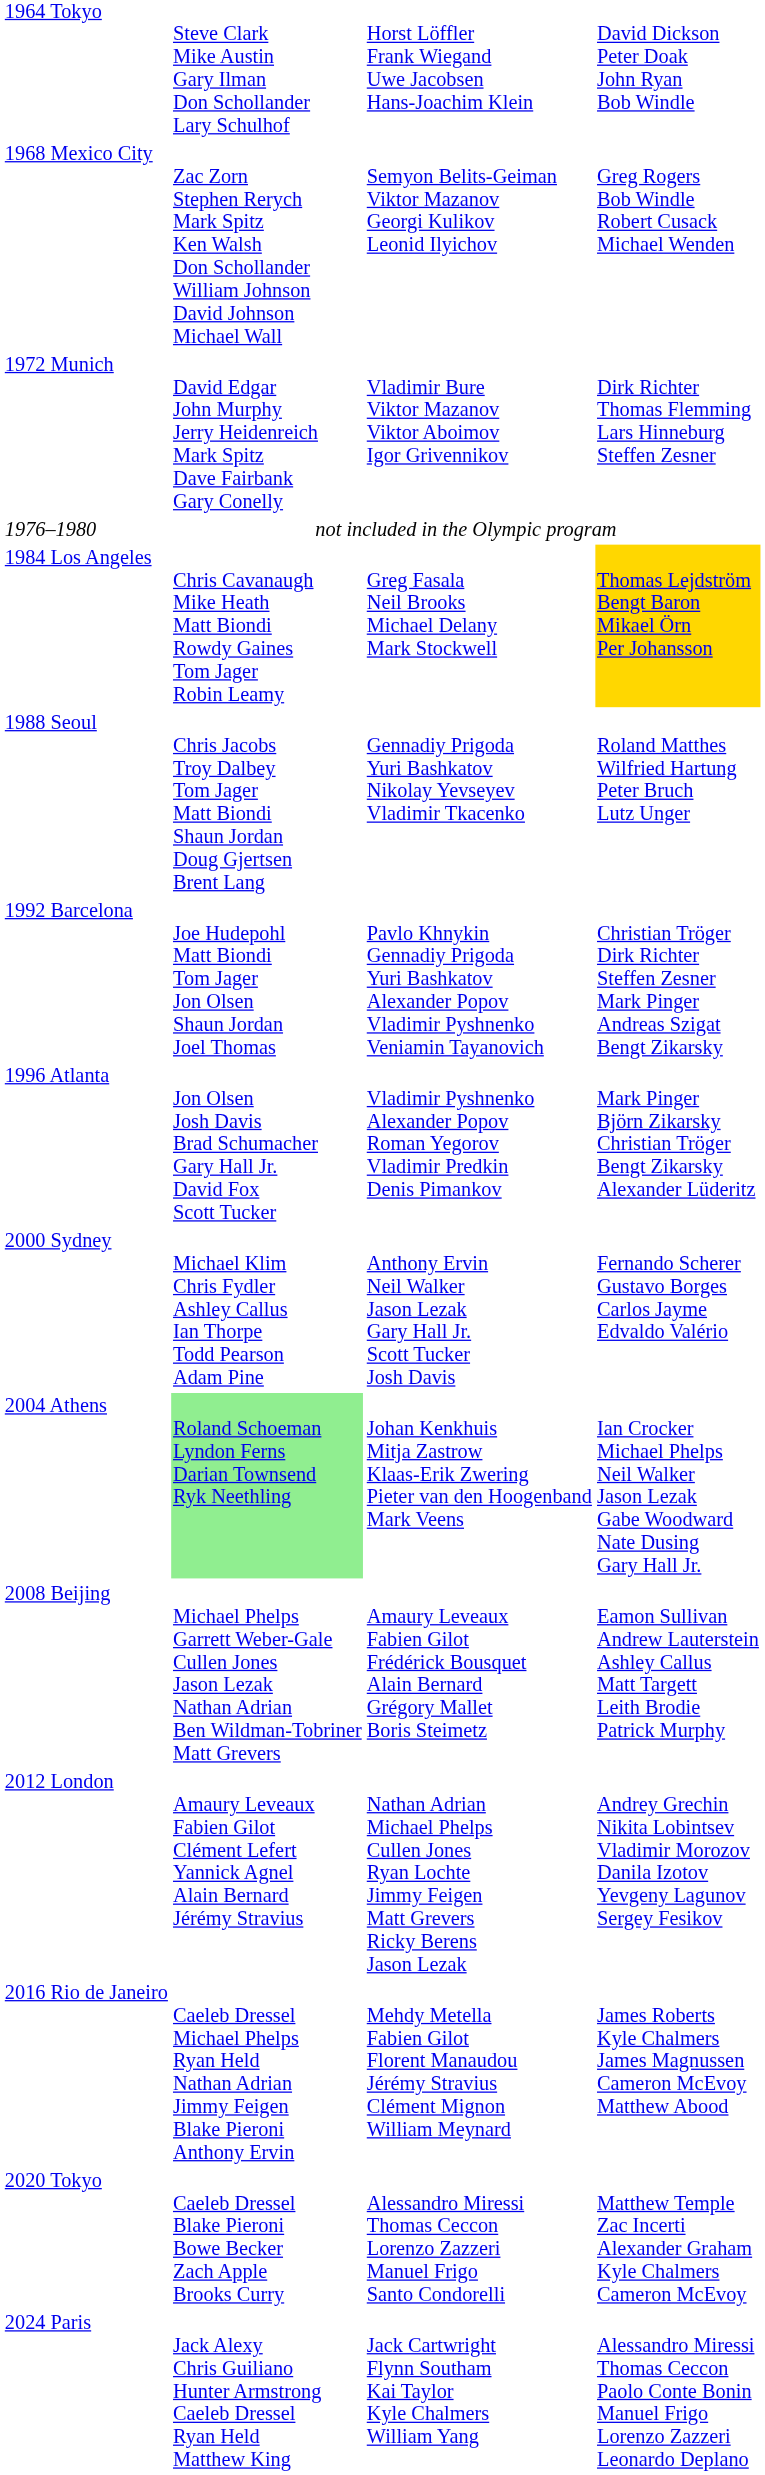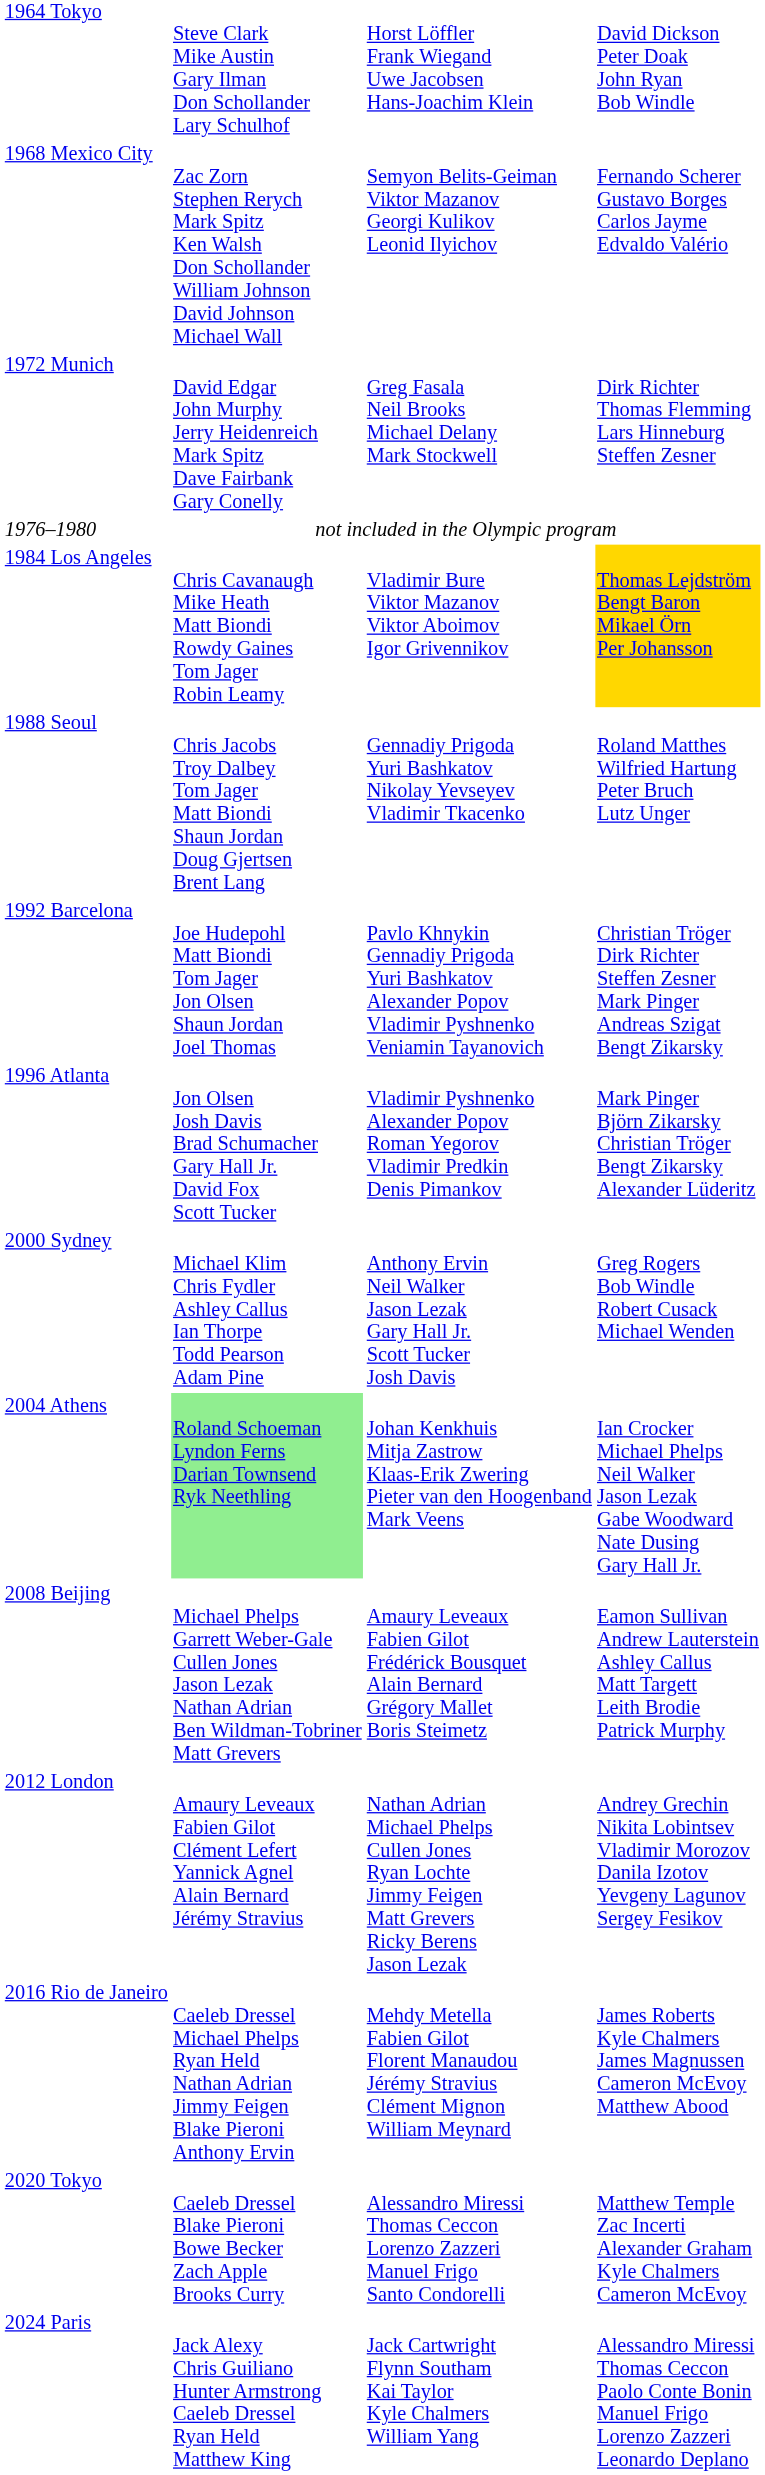(666, 210) Greg Rogers Bob Windle Robert Cusack Michael Wenden -> (669, 210) Fernando Scherer Gustavo Borges Carlos Jayme Edvaldo Valério
(438, 421) Vladimir Bure Viktor Mazanov Viktor Aboimov Igor Grivennikov -> (432, 421) Greg Fasala Neil Brooks Michael Delany Mark Stockwell
(432, 614) Greg Fasala Neil Brooks Michael Delany Mark Stockwell -> (438, 614) Vladimir Bure Viktor Mazanov Viktor Aboimov Igor Grivennikov
(669, 1297) Fernando Scherer Gustavo Borges Carlos Jayme Edvaldo Valério -> (666, 1297) Greg Rogers Bob Windle Robert Cusack Michael Wenden
